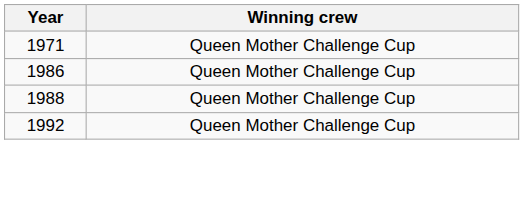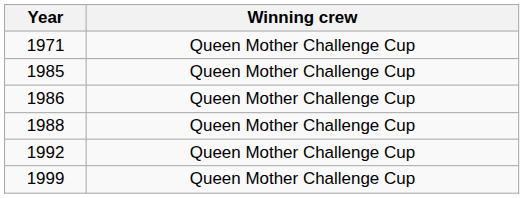+ row: (46, 71)
+ row: (46, 179)
